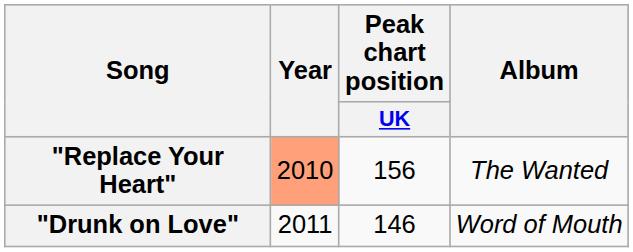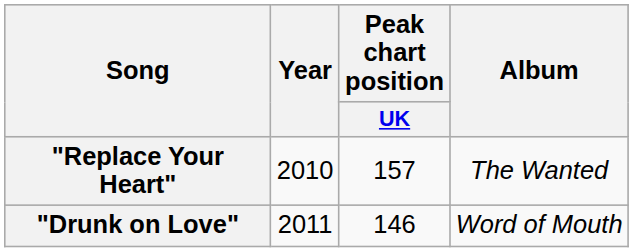(305, 170) lightsalmon background -> (305, 170) no background
(395, 170) 156 -> (395, 170) 157
